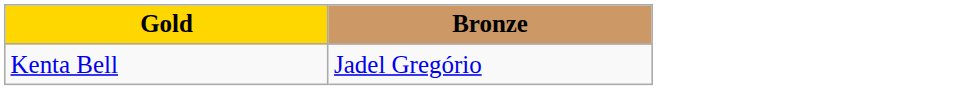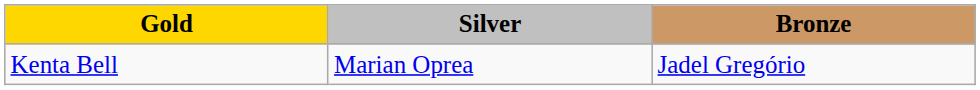+ column: (490, 24)
